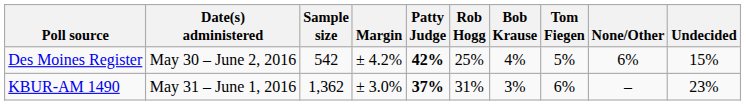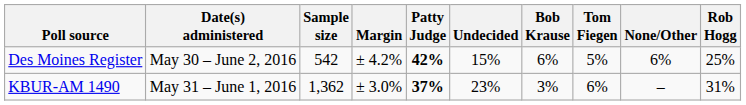columns swapped: (469, 26) <-> (704, 34)
(515, 60) 4% -> (548, 60) 6%
